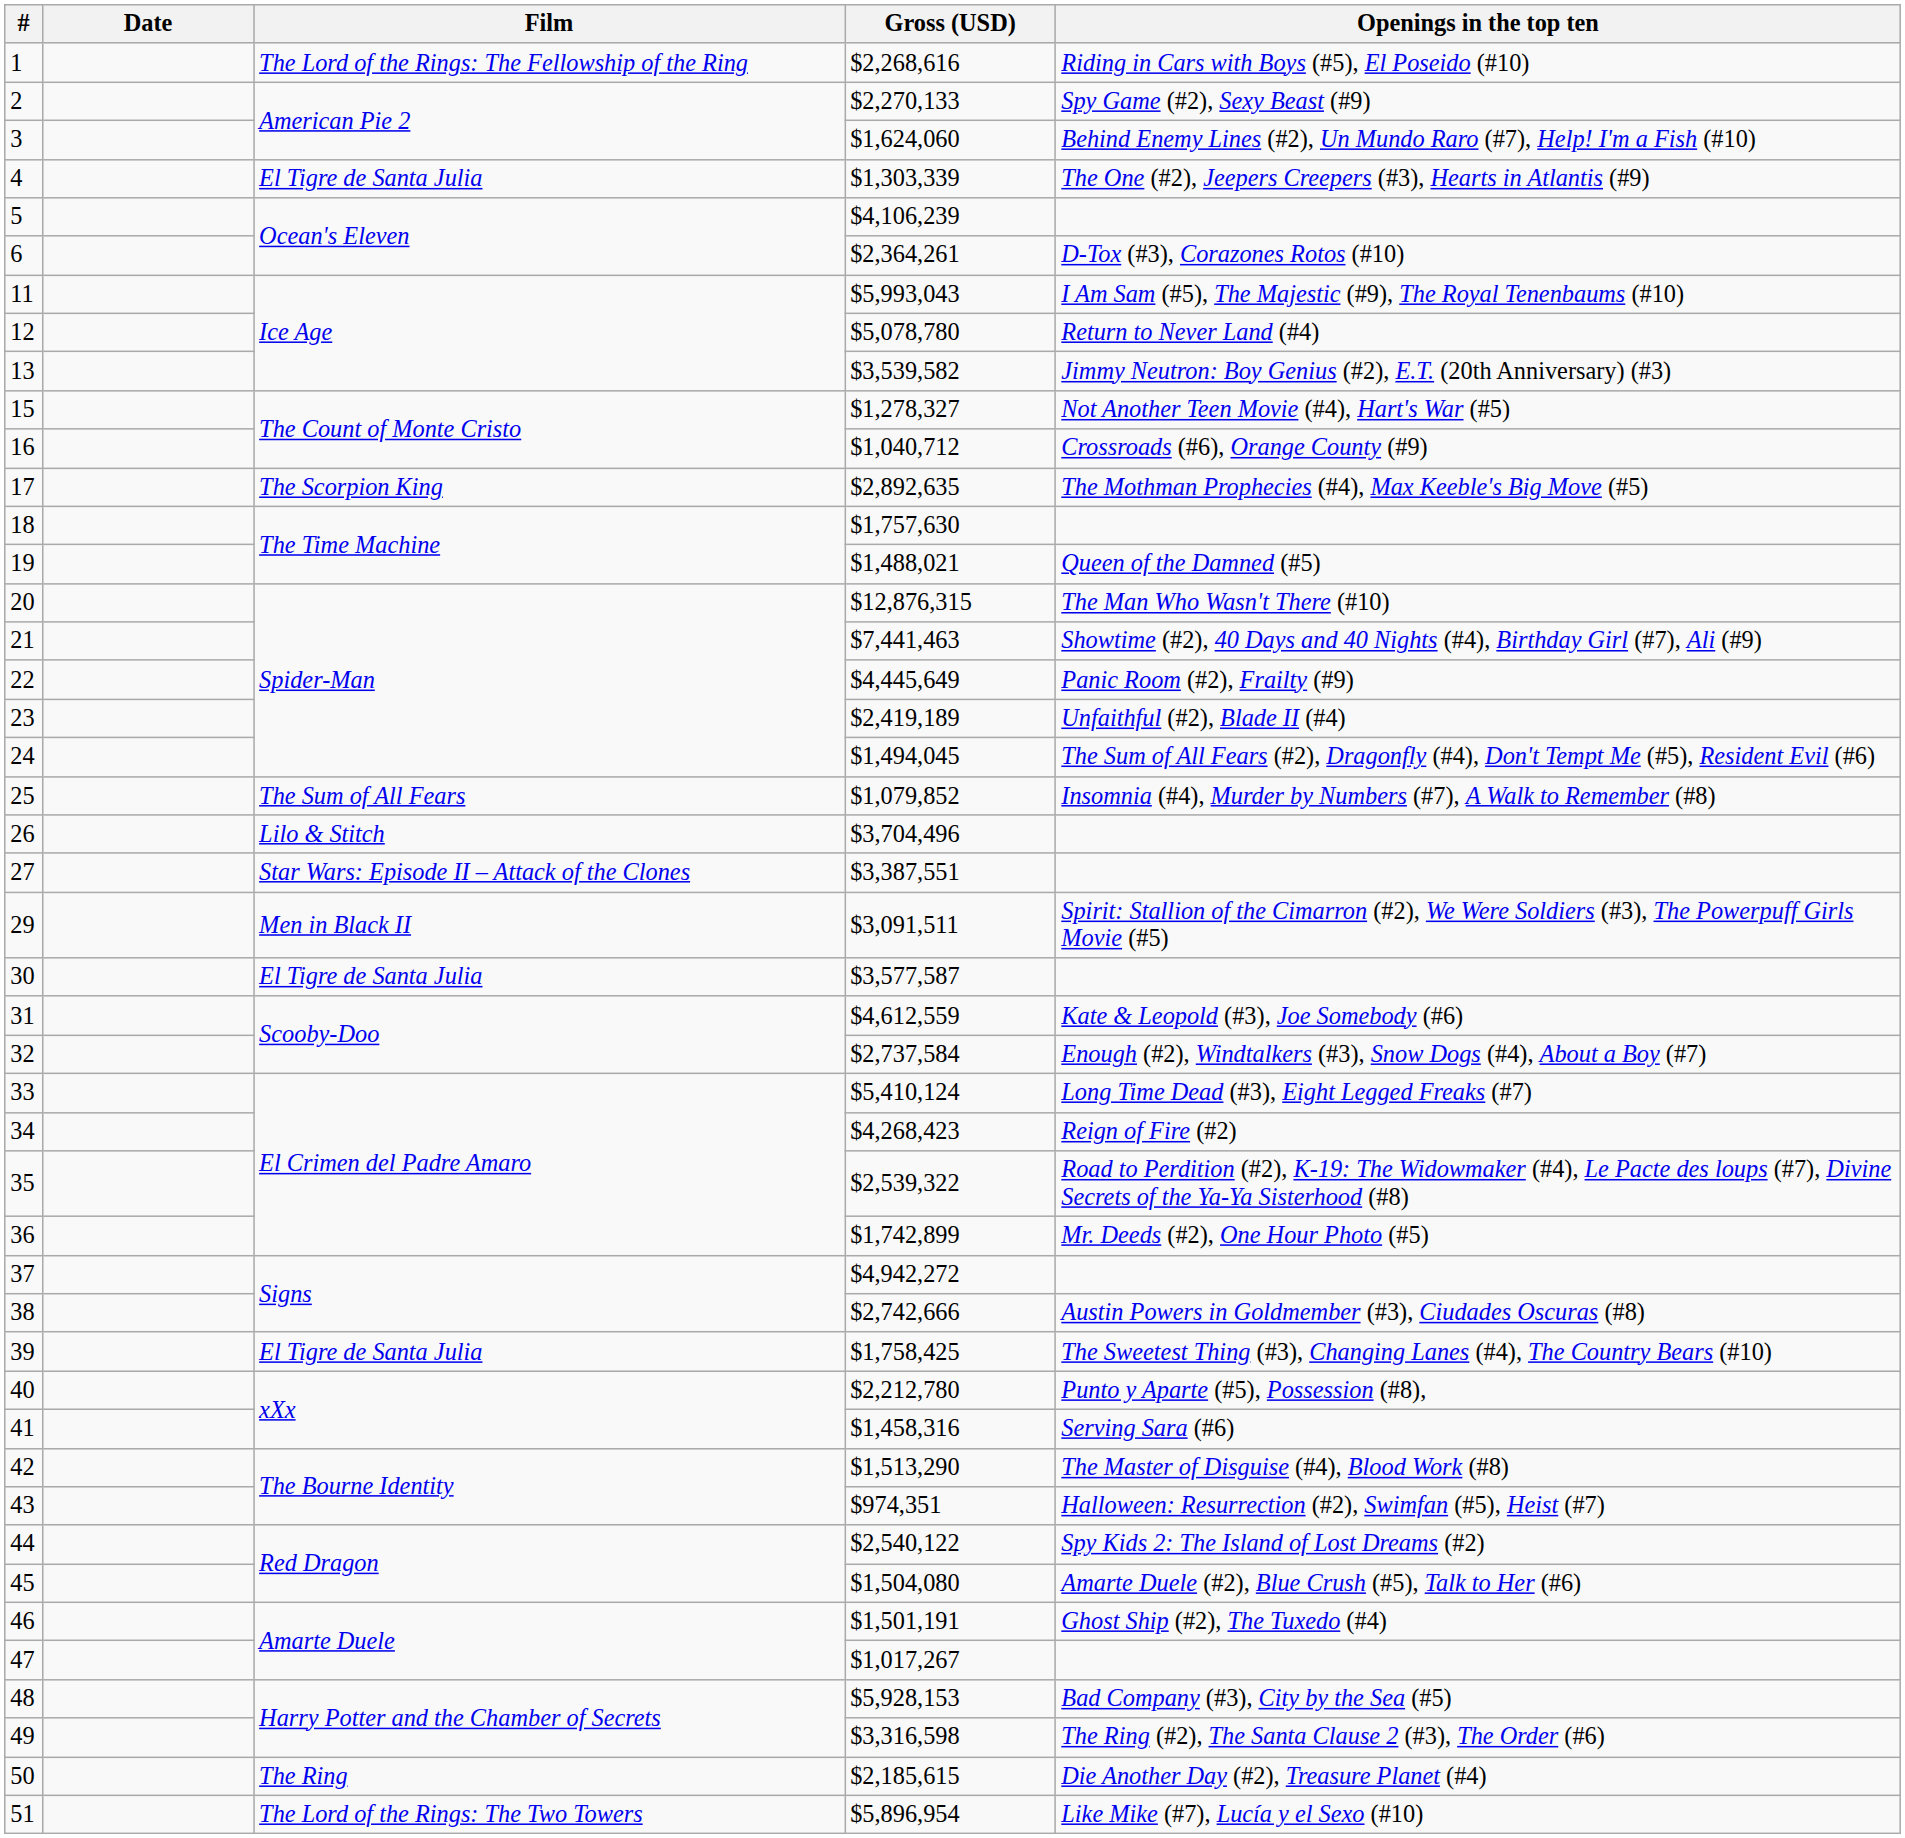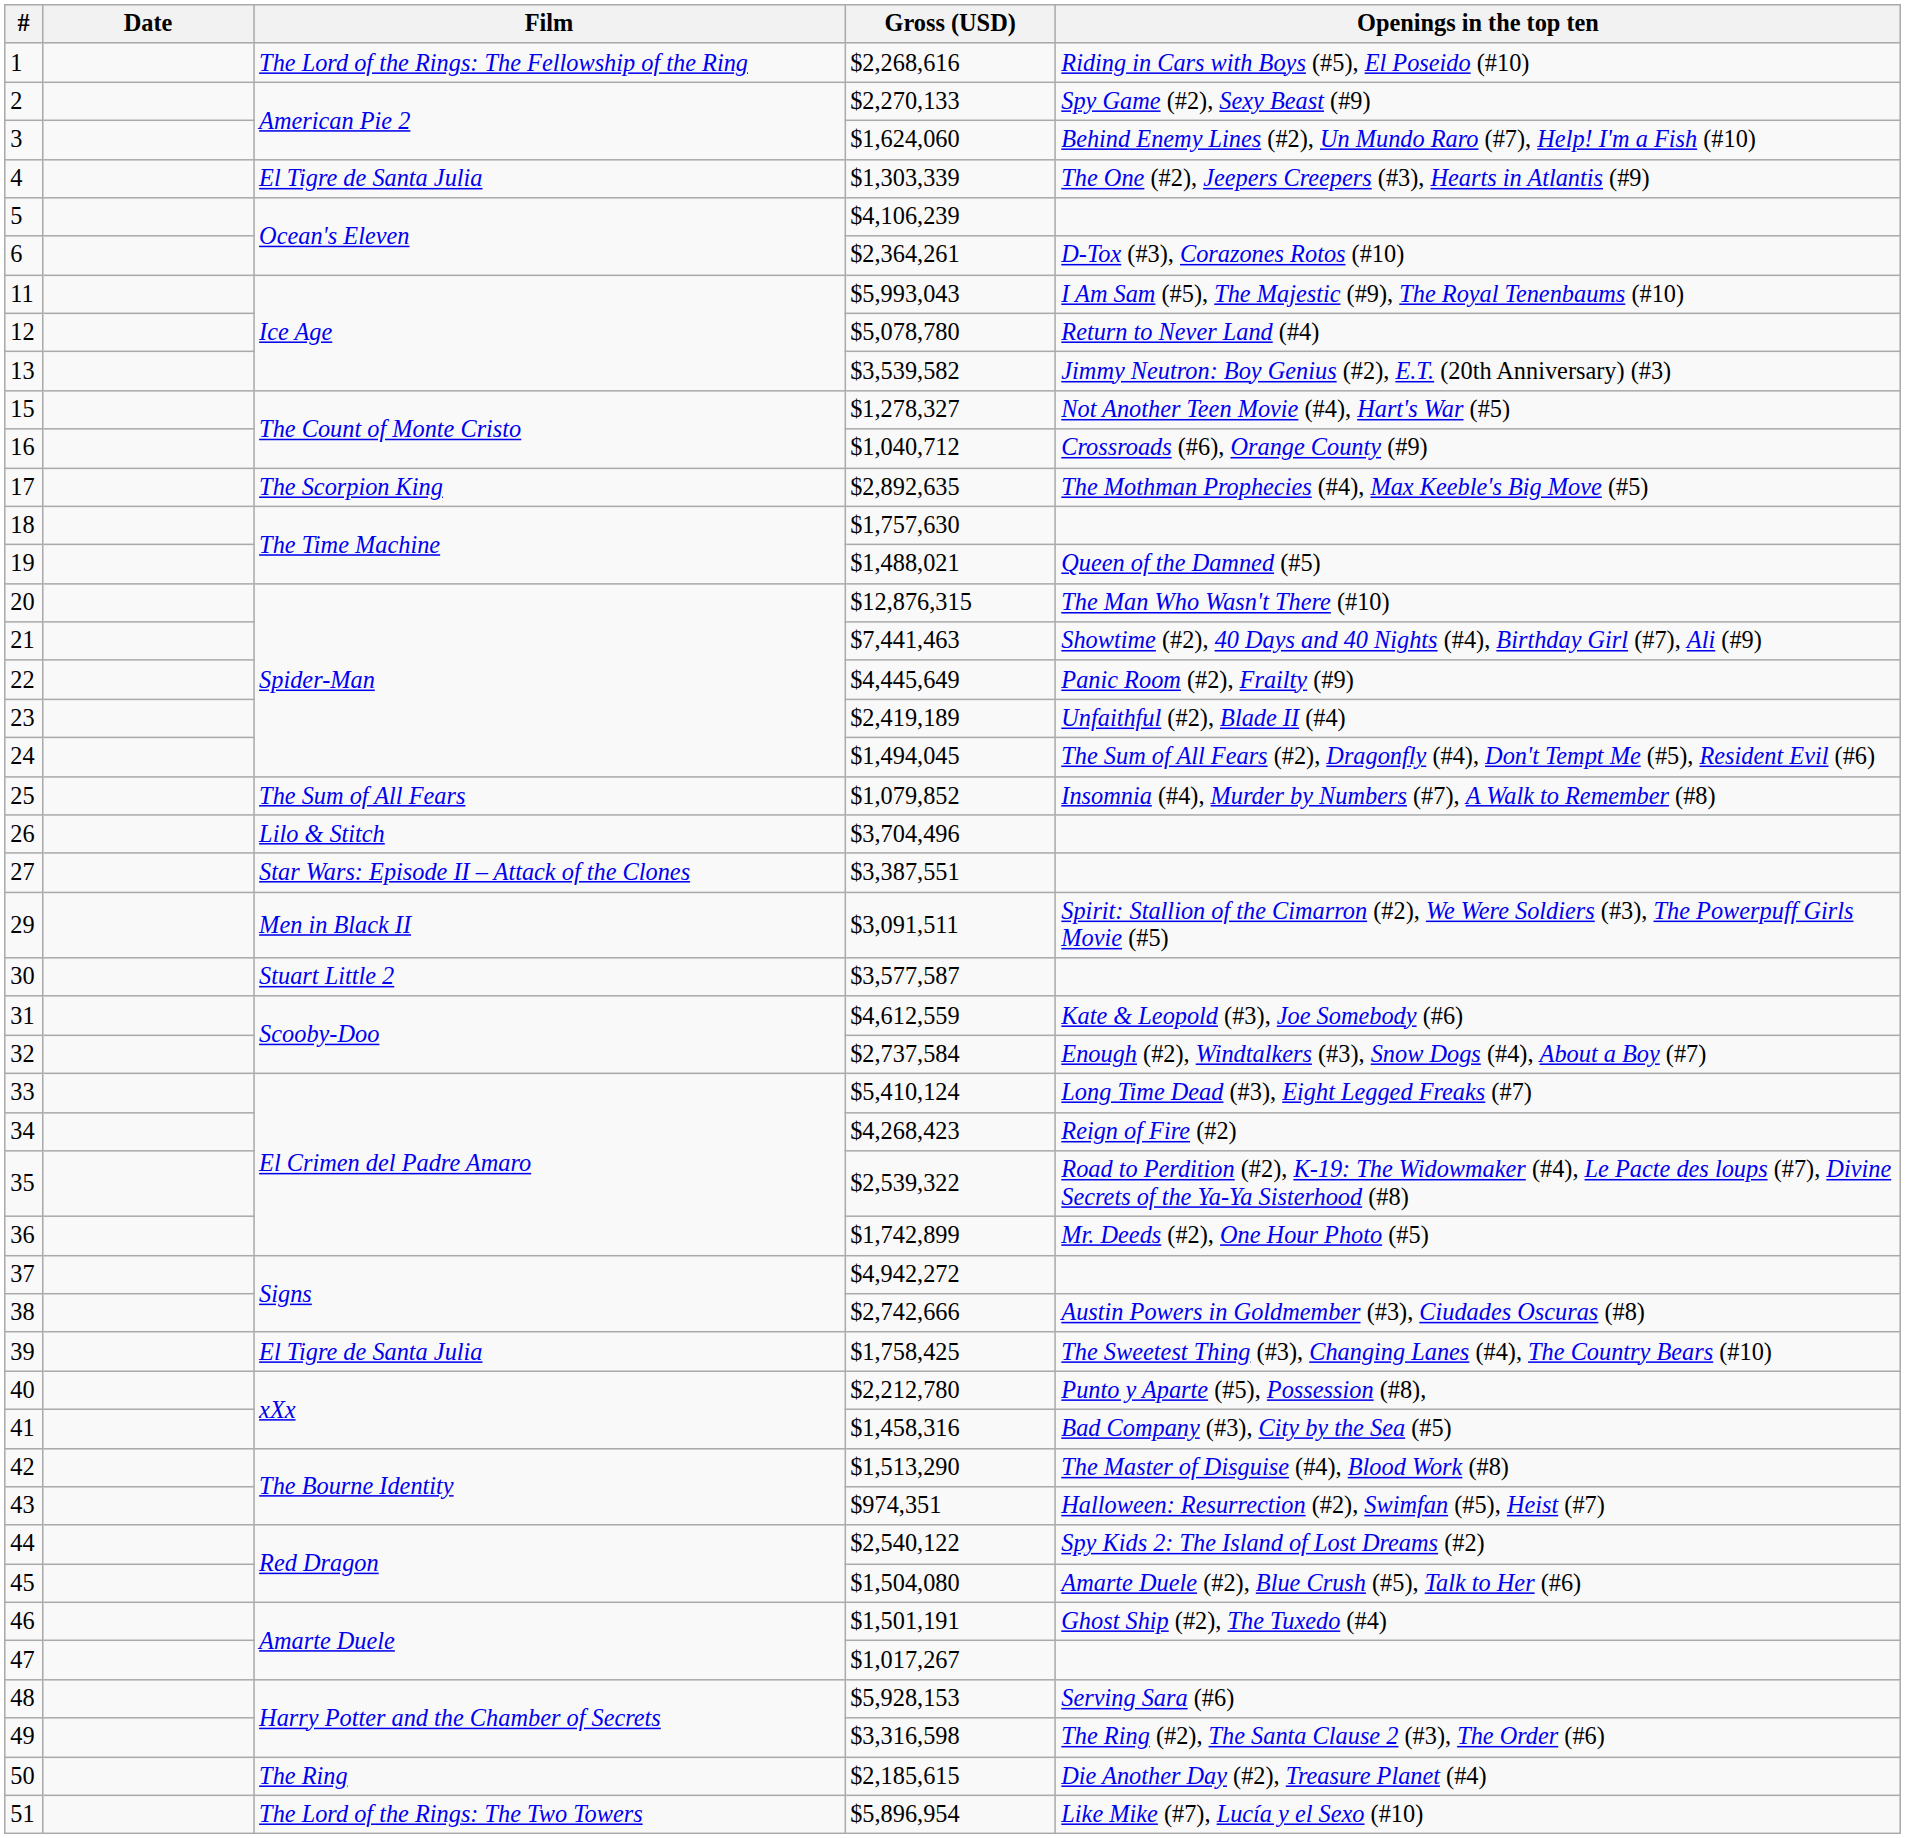(371, 976) El Tigre de Santa Julia -> (327, 976) Stuart Little 2
(1148, 1428) Serving Sara (#6) -> (1257, 1428) Bad Company (#3), City by the Sea (#5)
(1257, 1698) Bad Company (#3), City by the Sea (#5) -> (1148, 1698) Serving Sara (#6)
